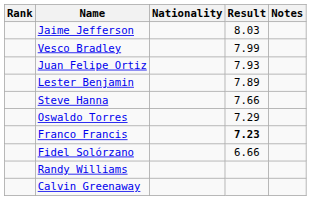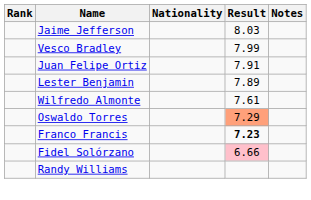(247, 65) 7.93 -> (247, 65) 7.91
- row: (73, 100)
+ row: (89, 100)
(247, 117) no background -> (247, 117) lightsalmon background
(247, 152) no background -> (247, 152) pink background
- row: (89, 187)
